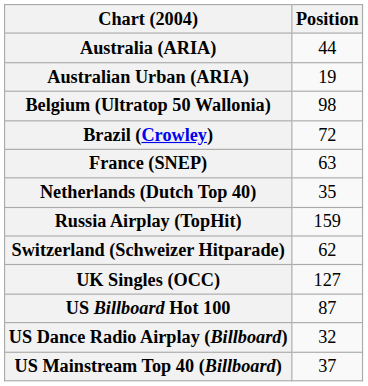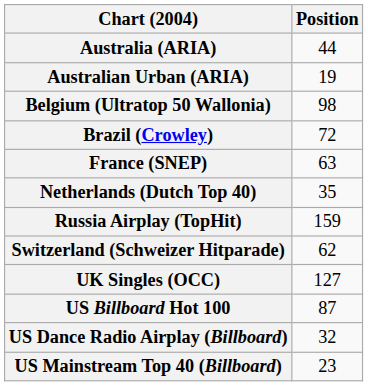(327, 366) 37 -> (327, 366) 23
